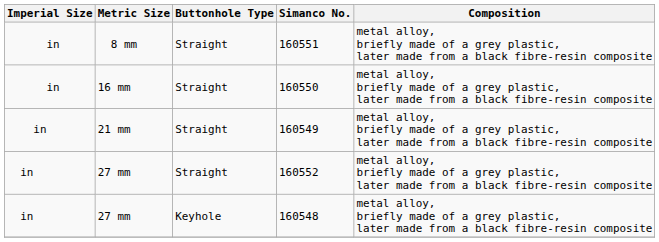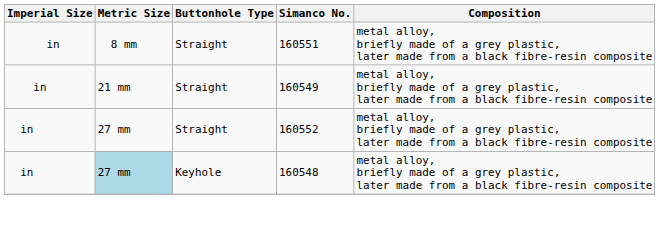- row: (299, 87)
(114, 216) no background -> (114, 173) lightblue background
